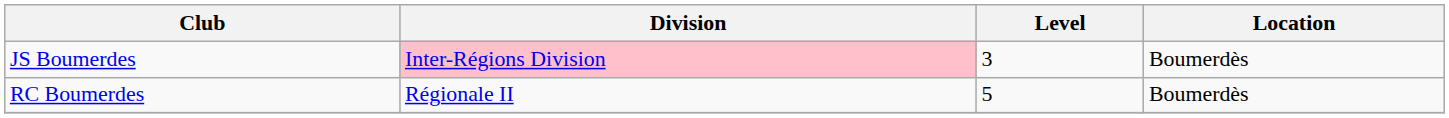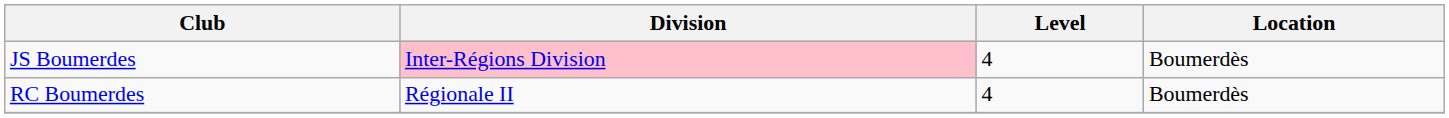(987, 59) 3 -> (987, 59) 4
(987, 95) 5 -> (987, 95) 4
